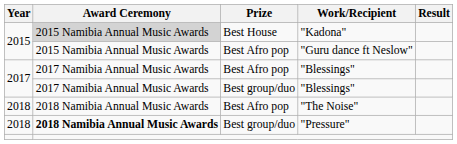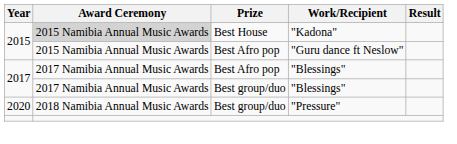- row: (256, 106)
(19, 124) 2018 -> (19, 106) 2020
(127, 124) bold -> (122, 106) normal
